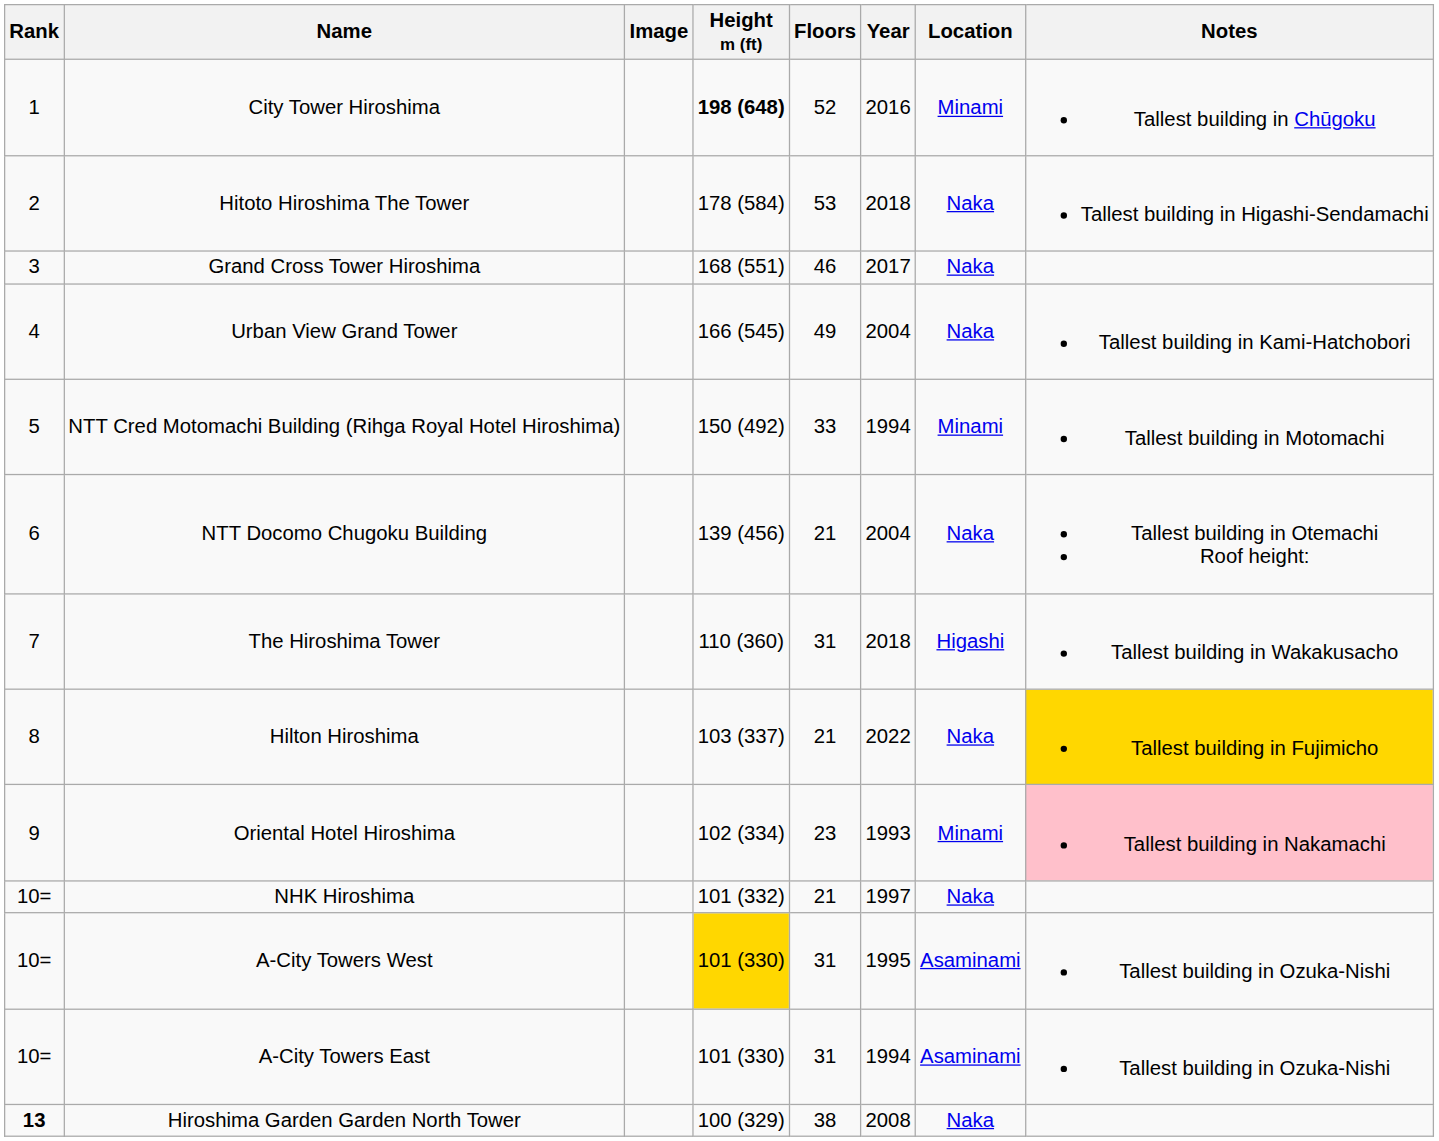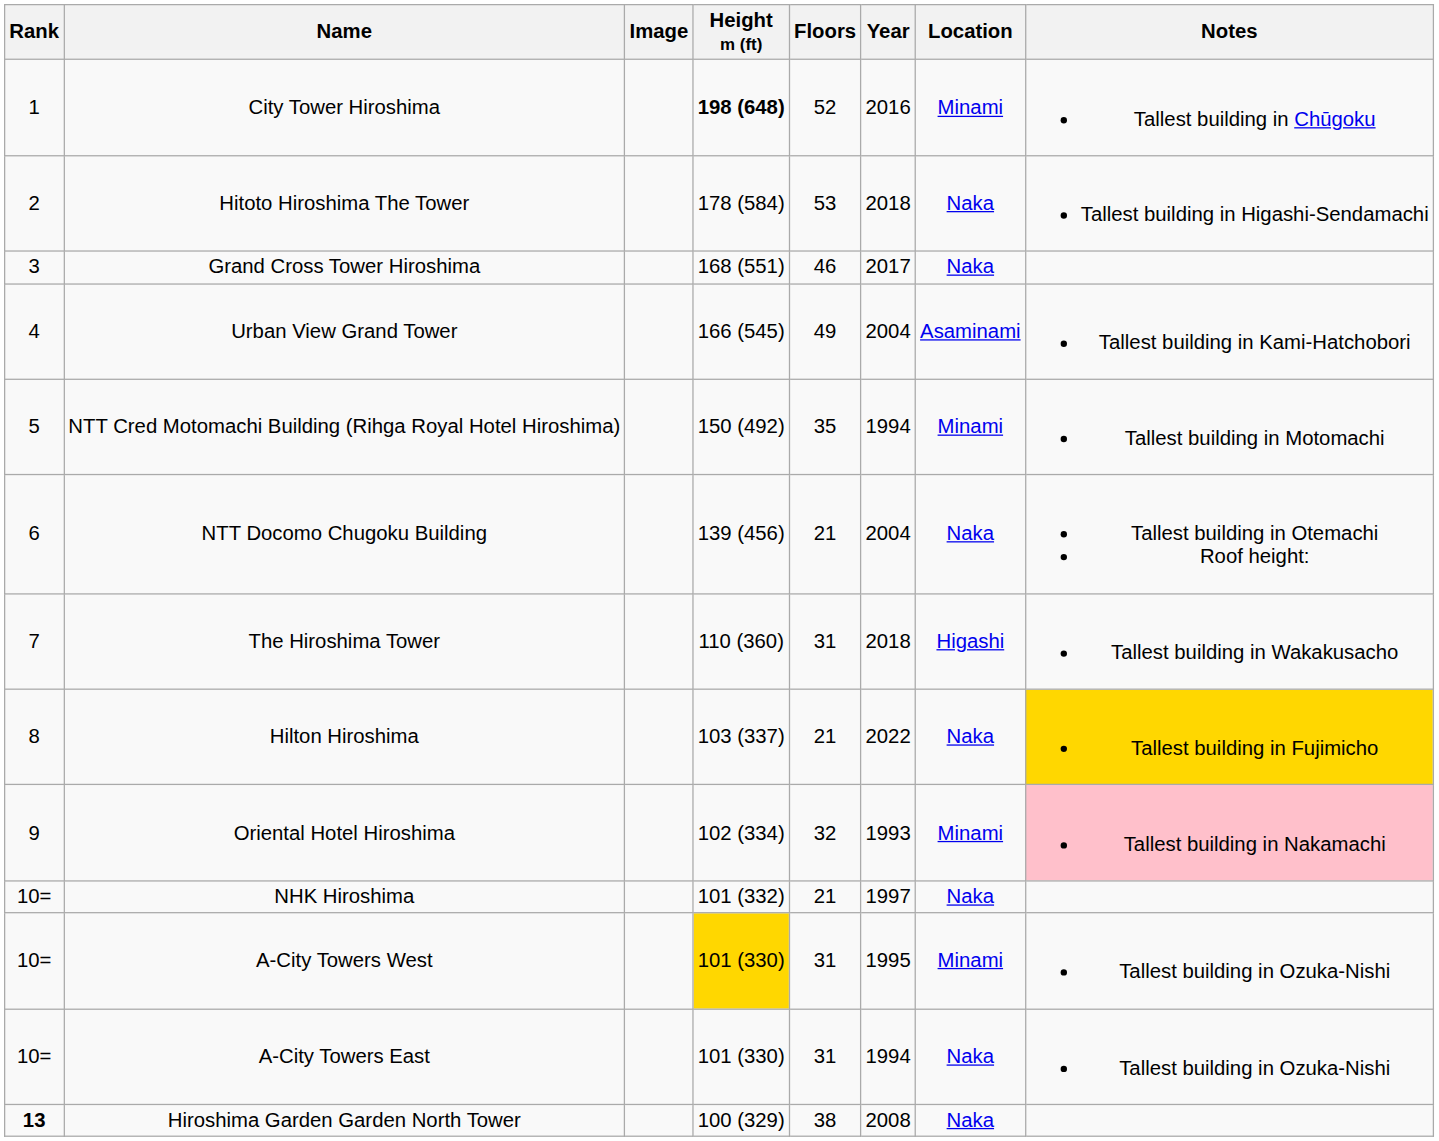(970, 331) Naka -> (970, 331) Asaminami
(825, 426) 33 -> (825, 426) 35
(825, 832) 23 -> (825, 832) 32
(970, 960) Asaminami -> (970, 960) Minami
(970, 1056) Asaminami -> (970, 1056) Naka
